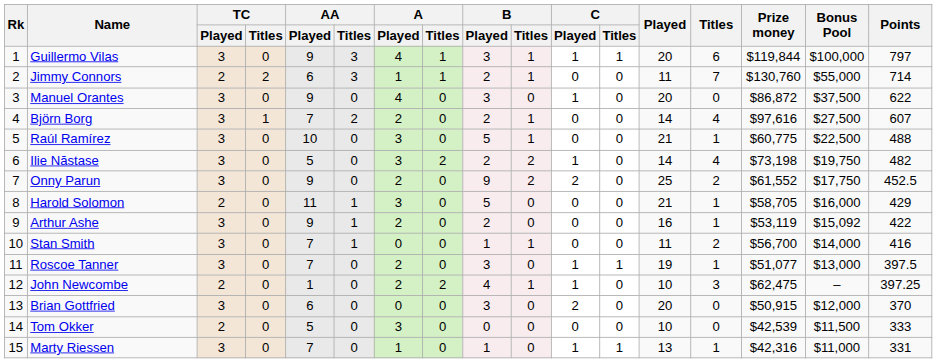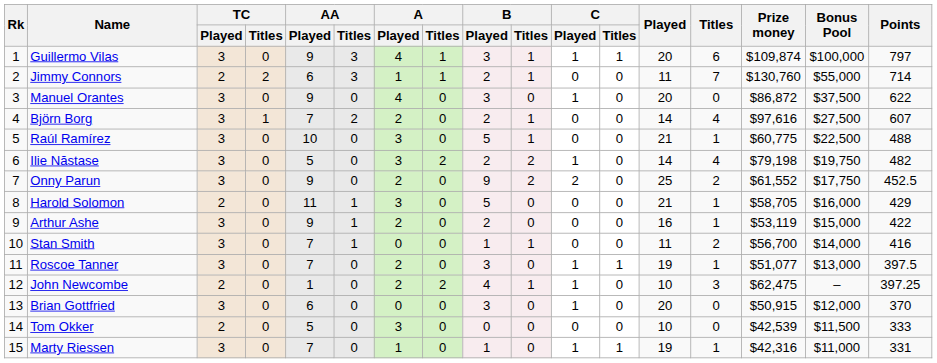(773, 56) $119,844 -> (773, 56) $109,874
(773, 160) $73,198 -> (773, 160) $79,198
(837, 222) $15,092 -> (837, 222) $15,000
(575, 306) 2 -> (575, 306) 1
(665, 347) 13 -> (665, 347) 19
